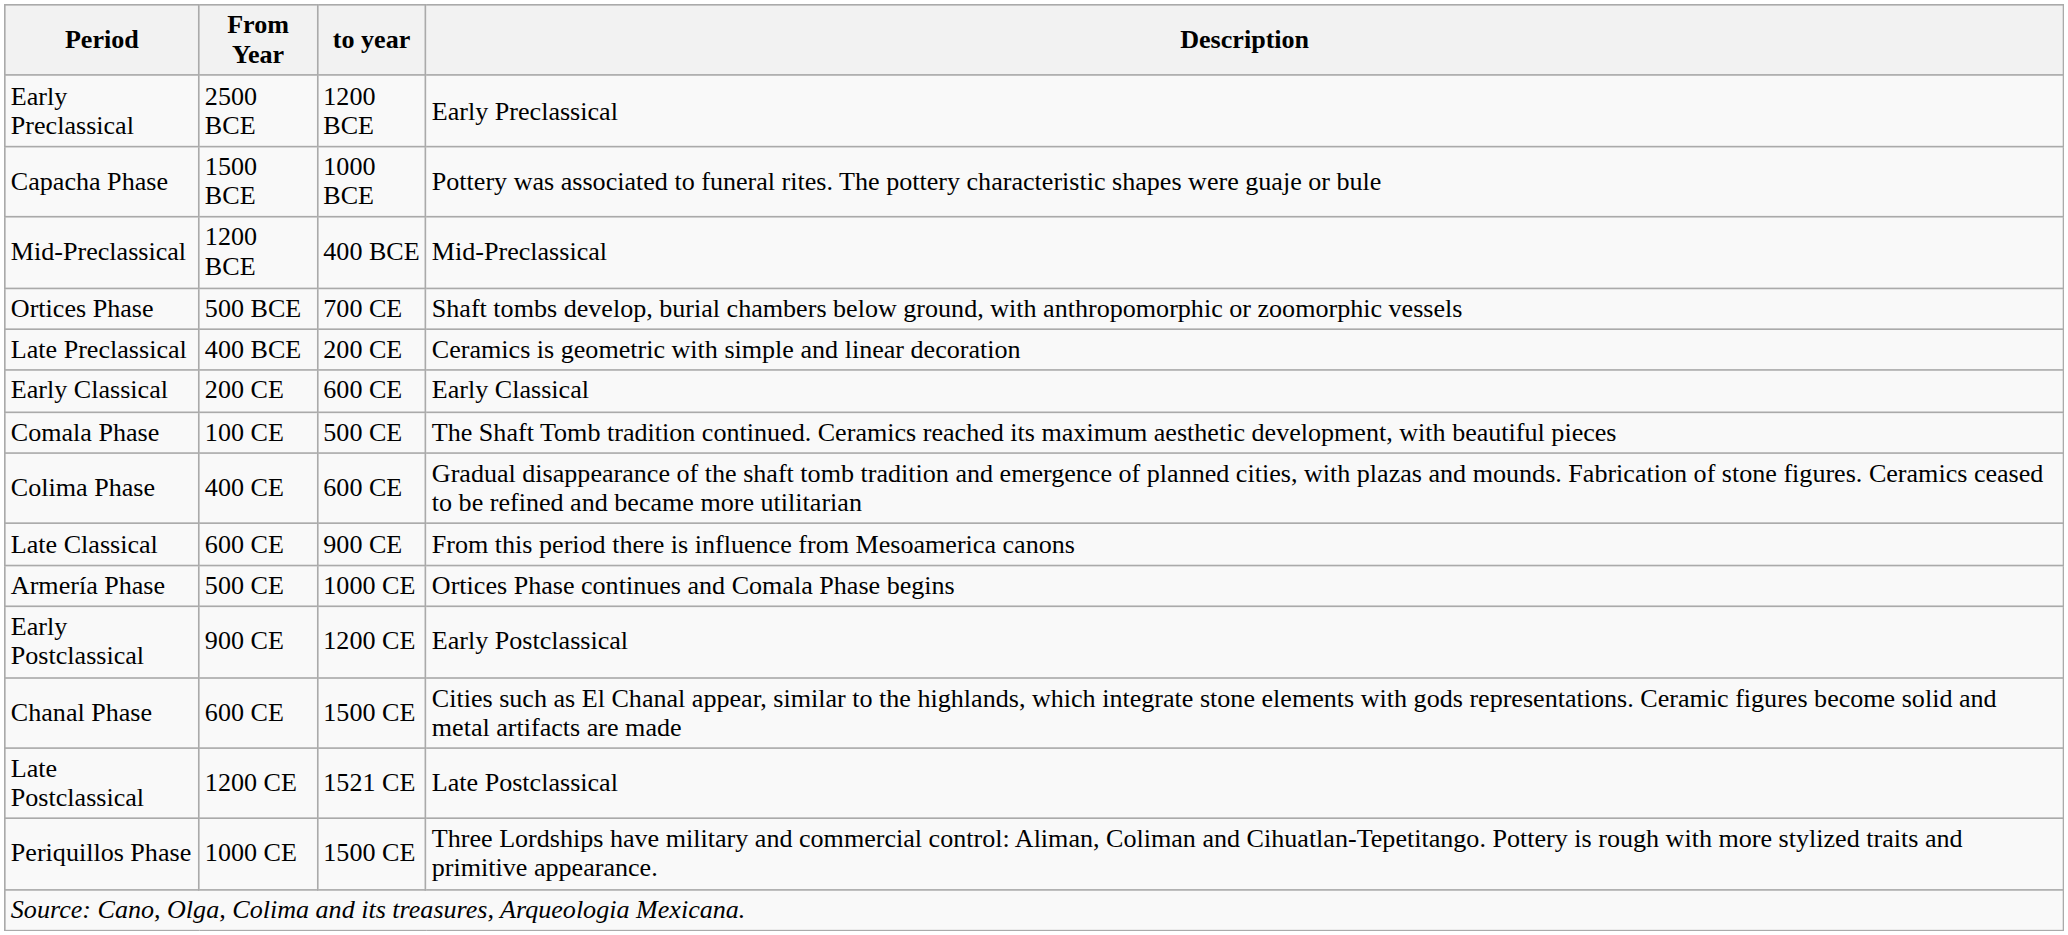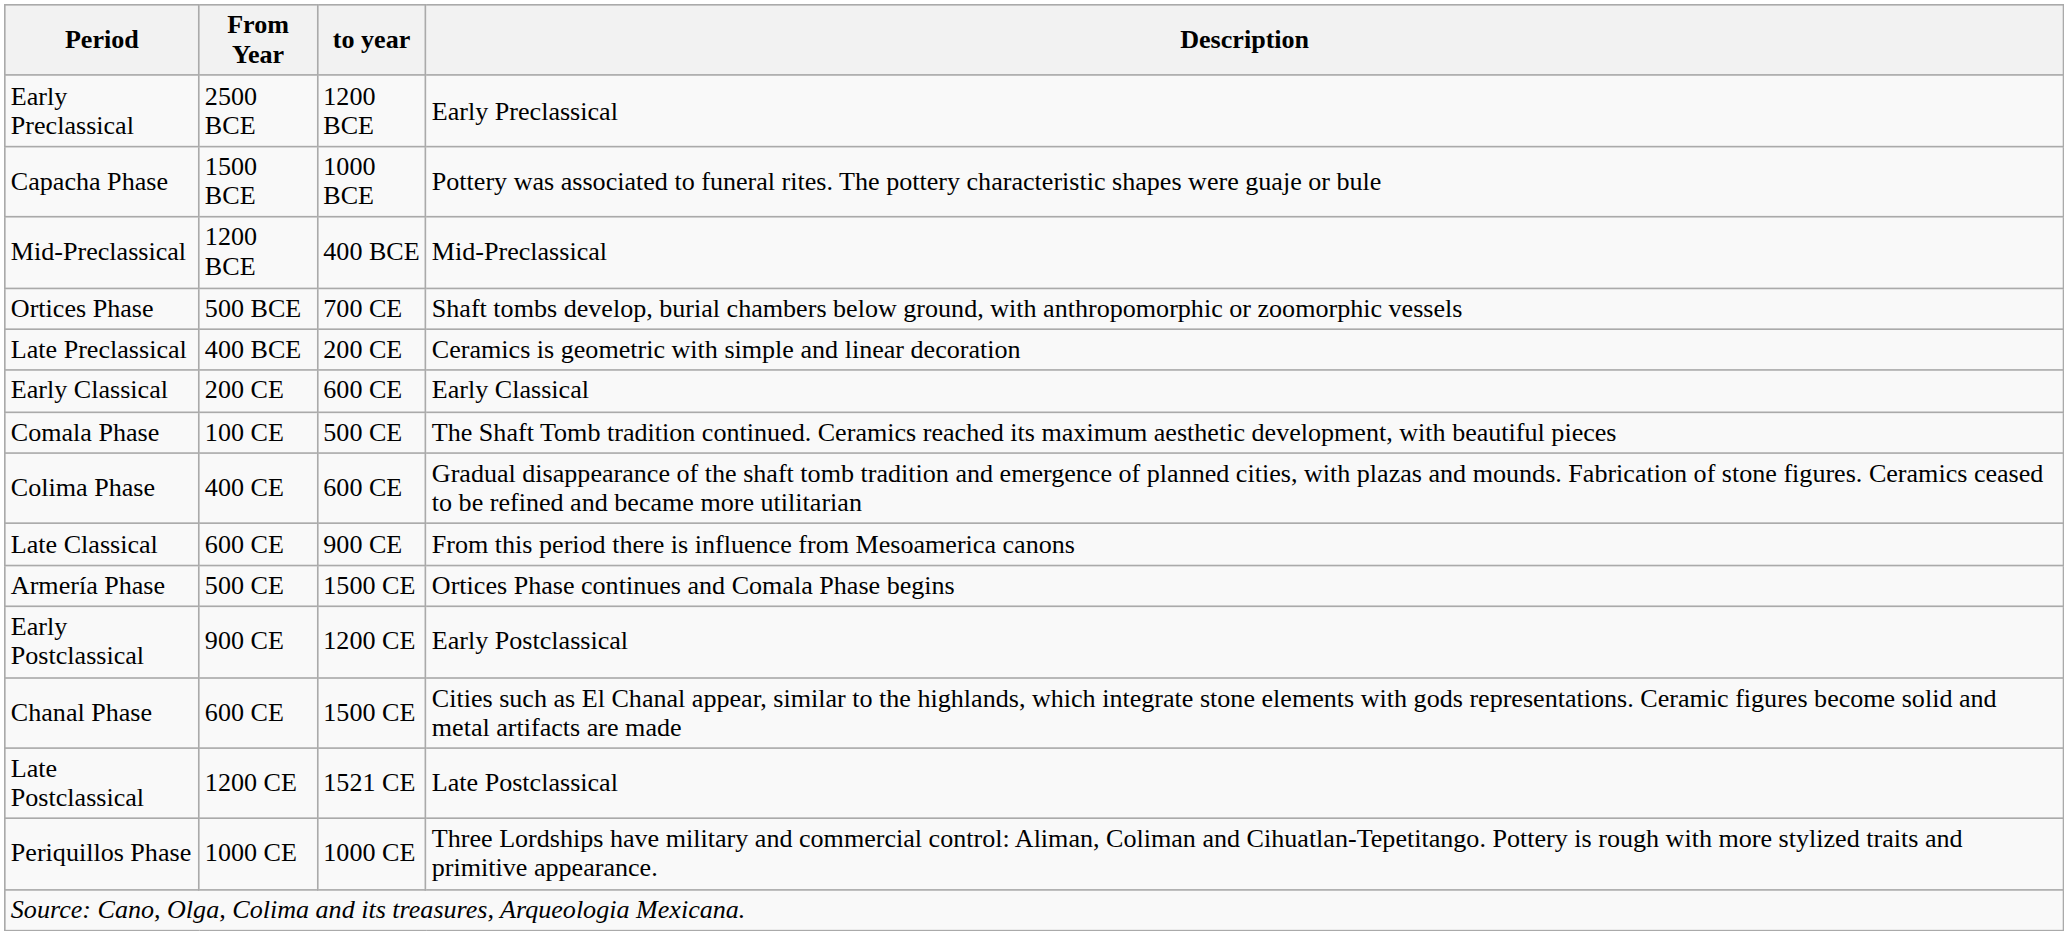(369, 585) 1000 CE -> (369, 585) 1500 CE
(369, 853) 1500 CE -> (369, 853) 1000 CE
